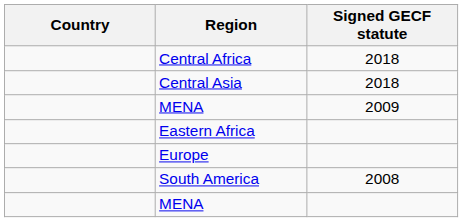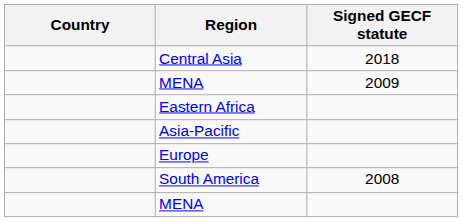- row: (205, 58)
+ row: (199, 131)
